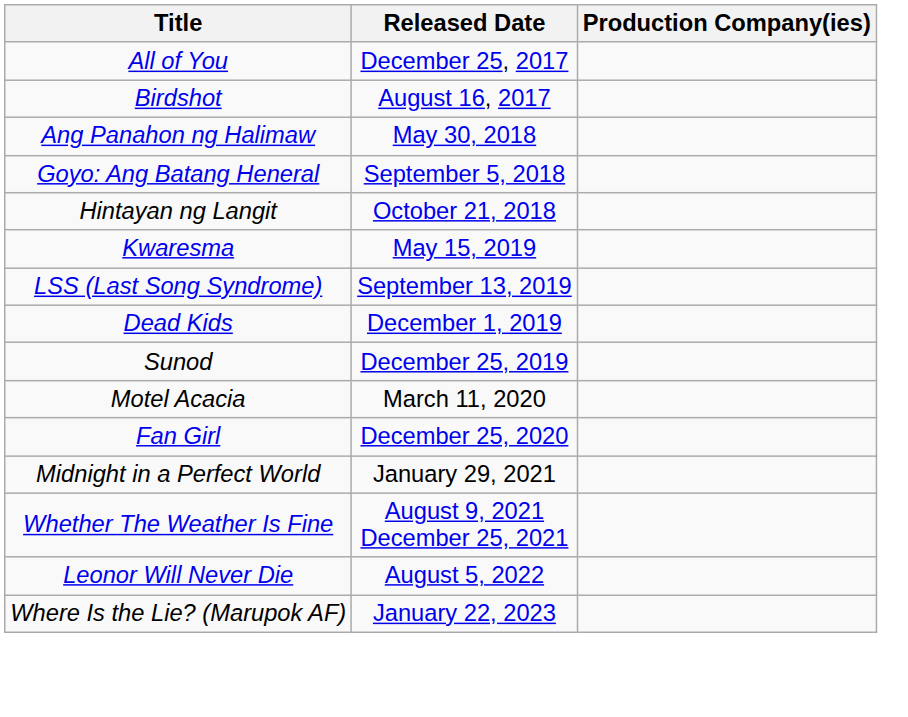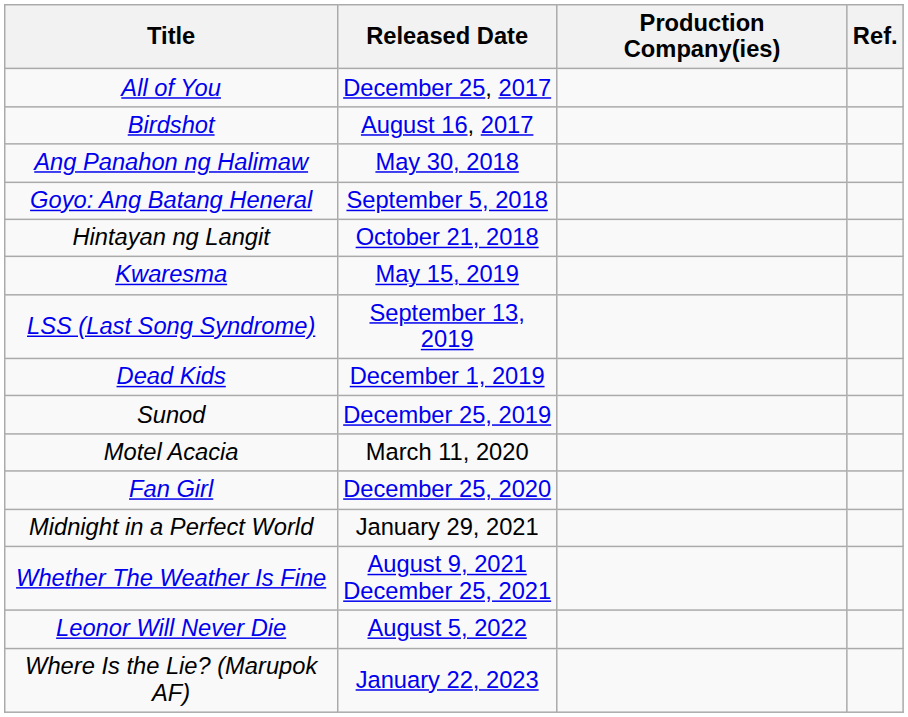+ column: (875, 36)
